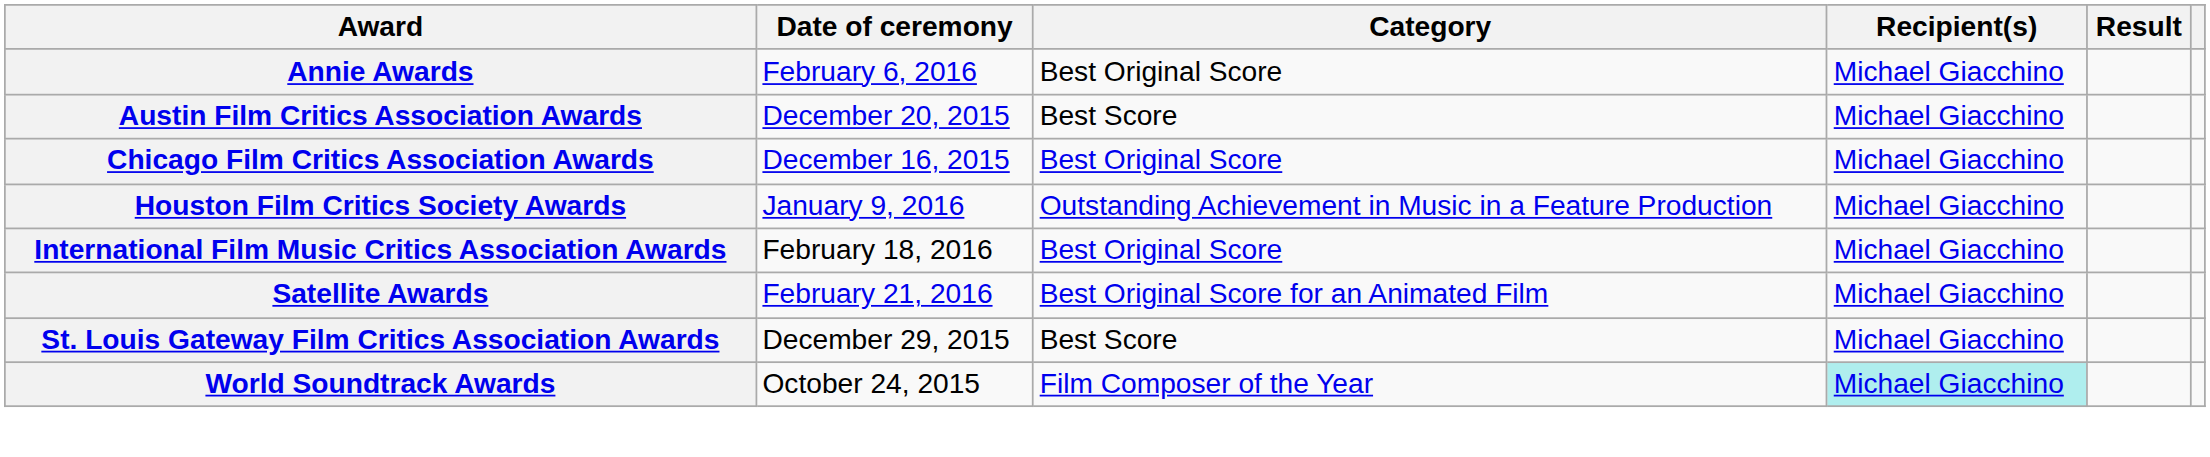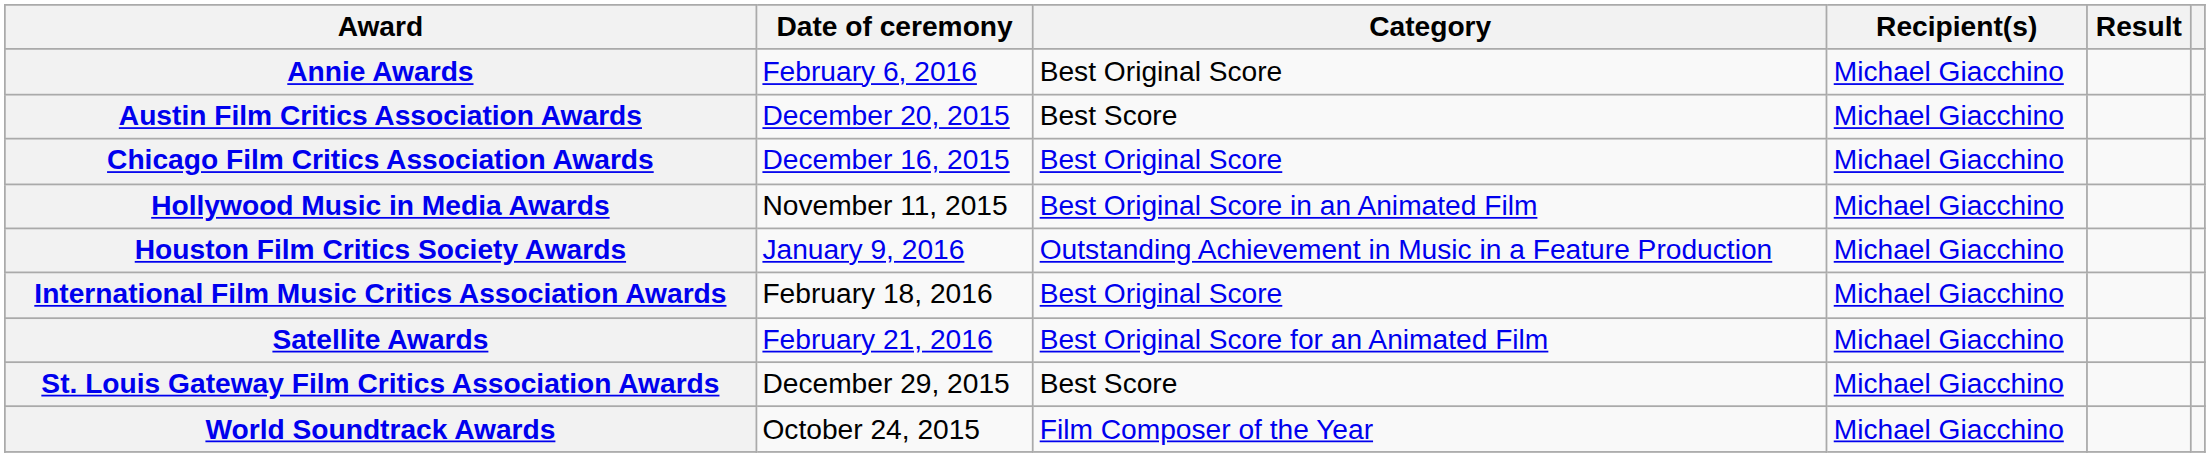+ row: (380, 205)
(1949, 384) paleturquoise background -> (1949, 428) no background
